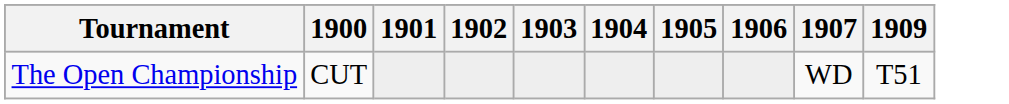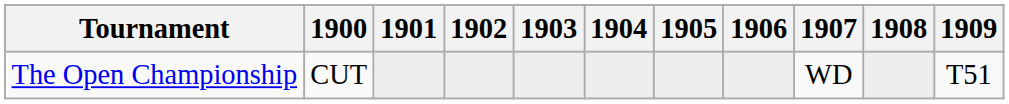+ column: (899, 28)
